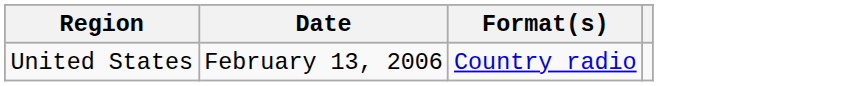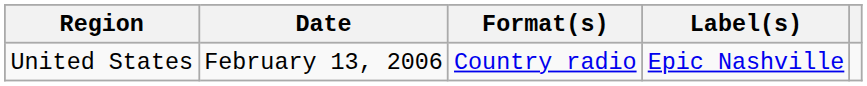+ column: (746, 24)
